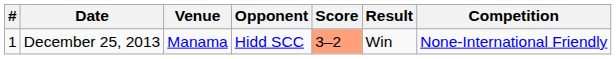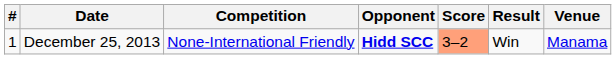columns swapped: (198, 16) <-> (514, 16)
(269, 41) normal -> (397, 41) bold
